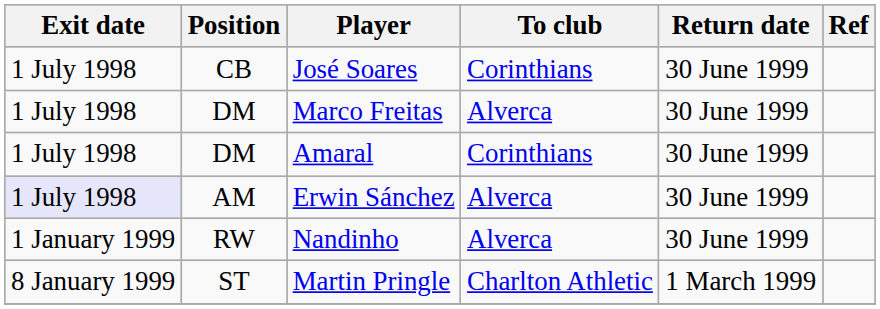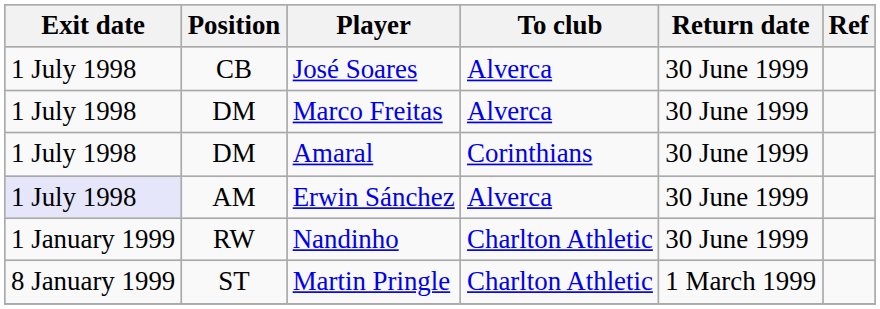(530, 68) Corinthians -> (510, 68) Alverca
(510, 238) Alverca -> (560, 238) Charlton Athletic
